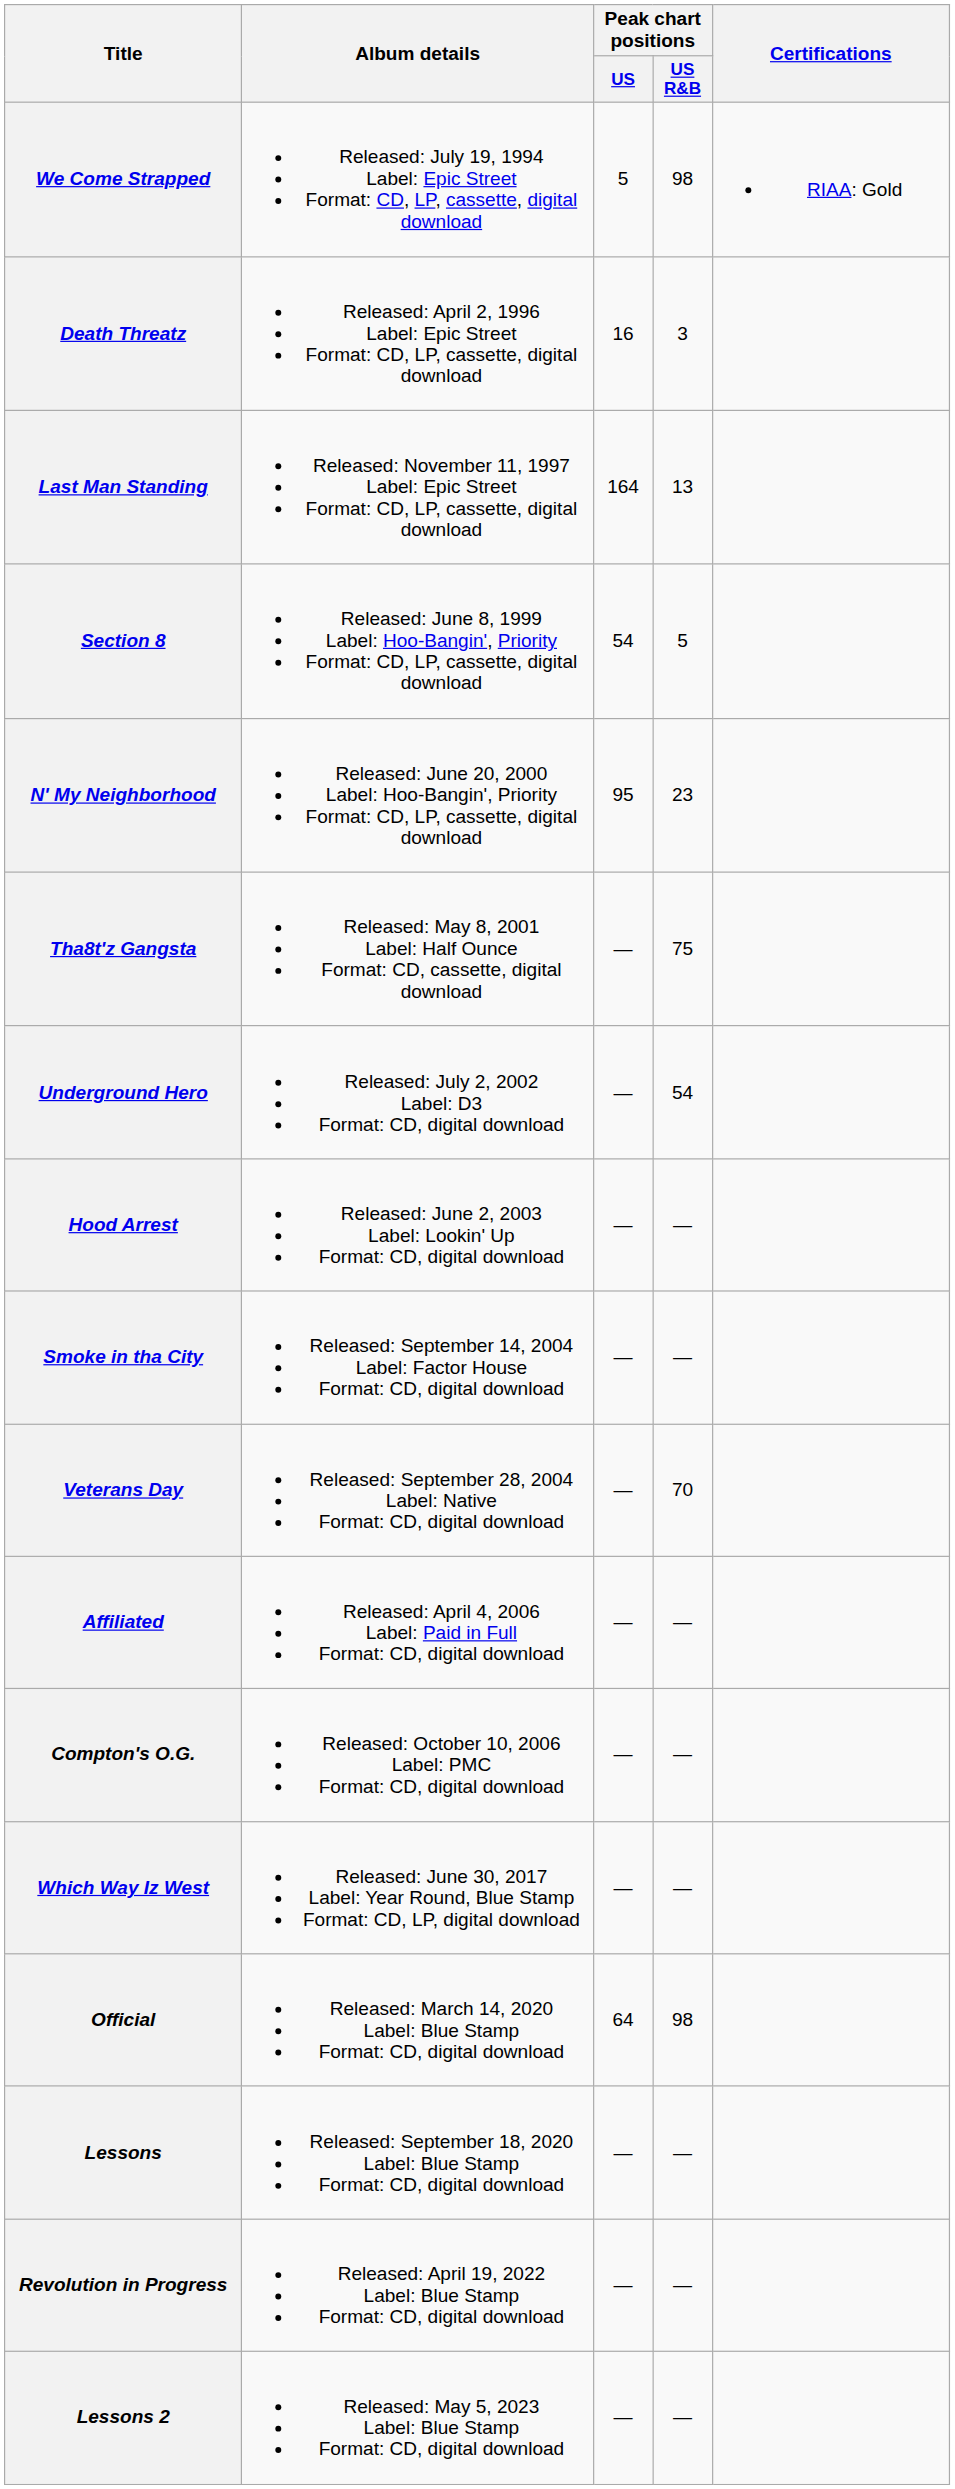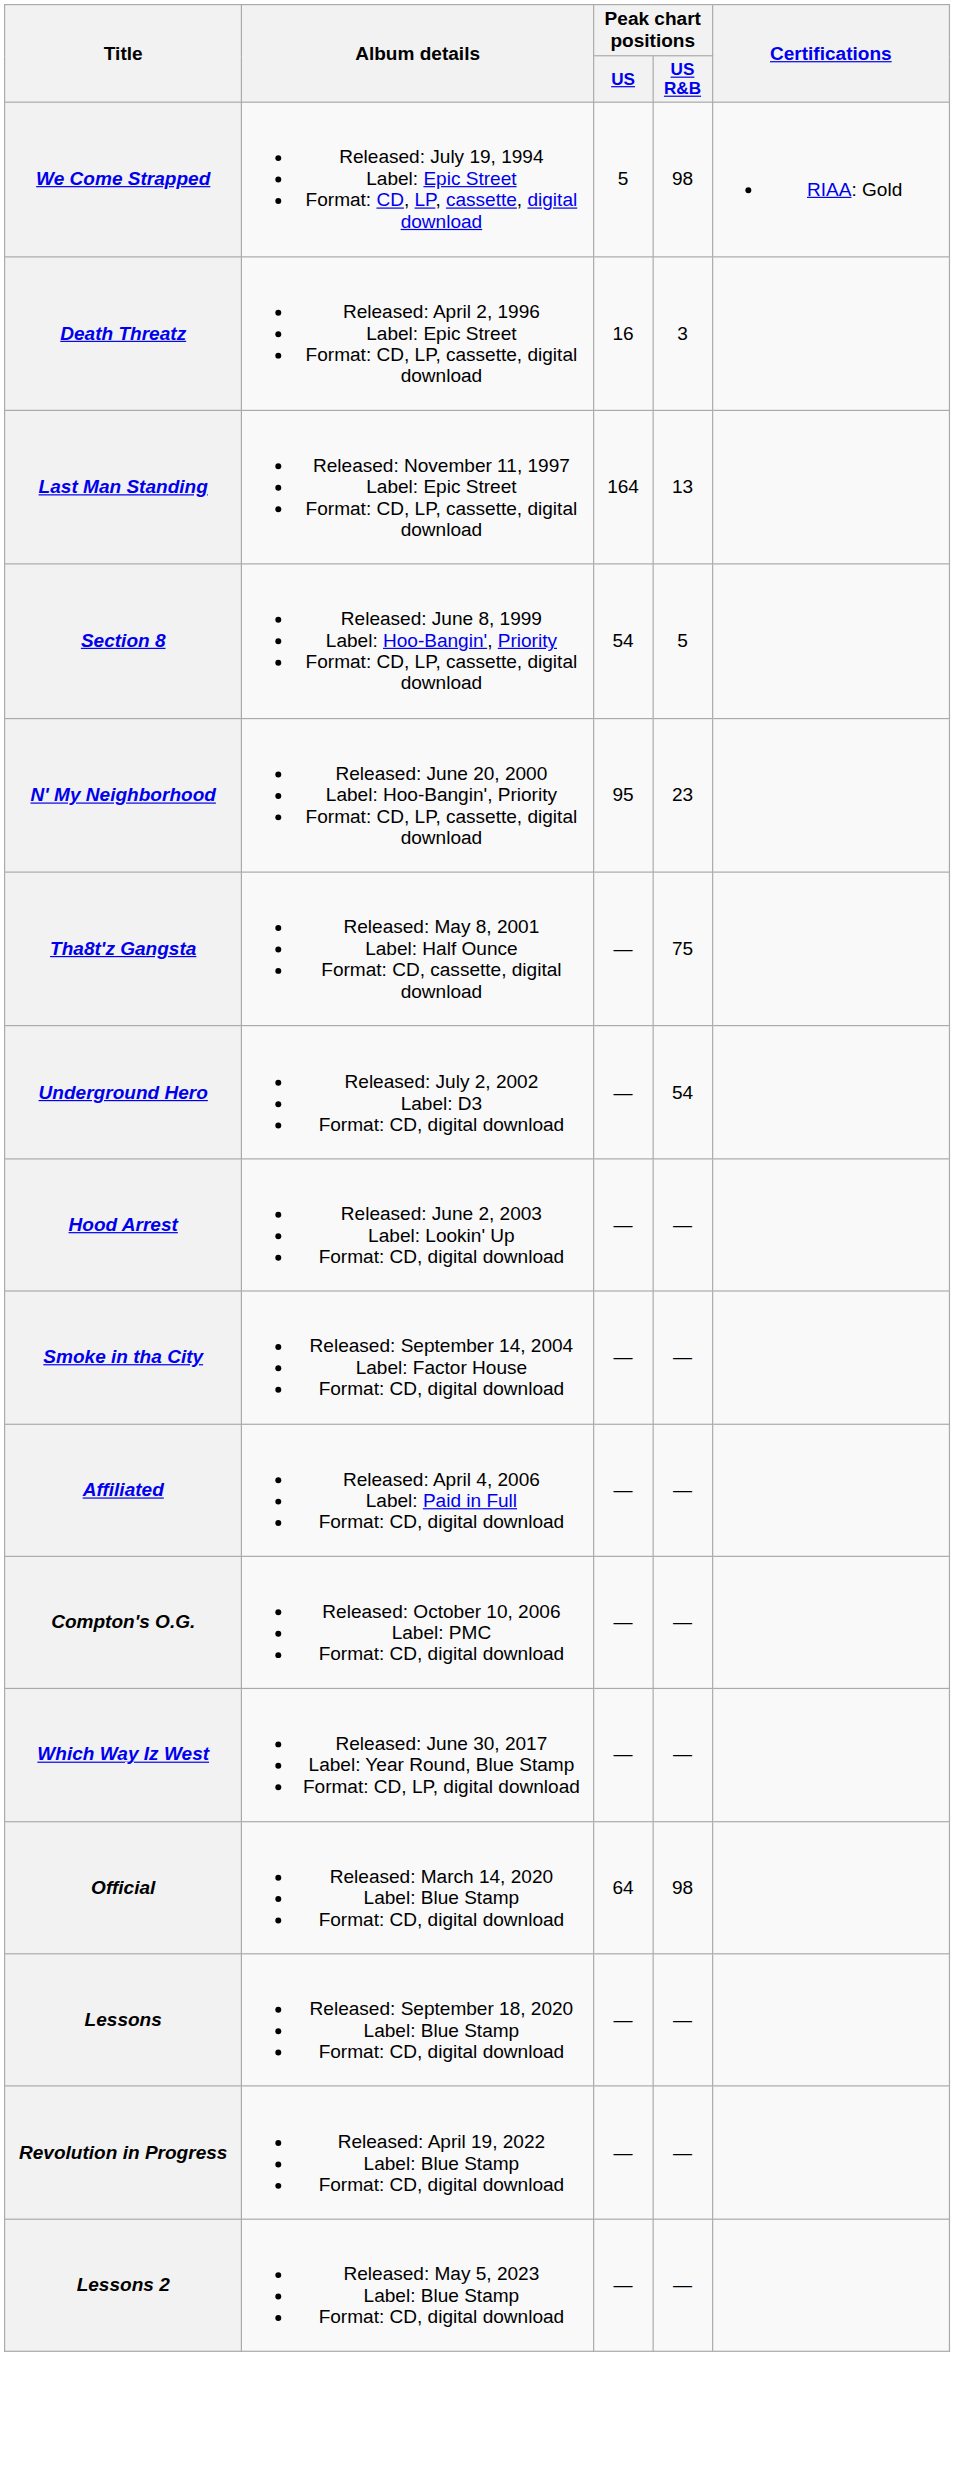- row: (123, 1489)
